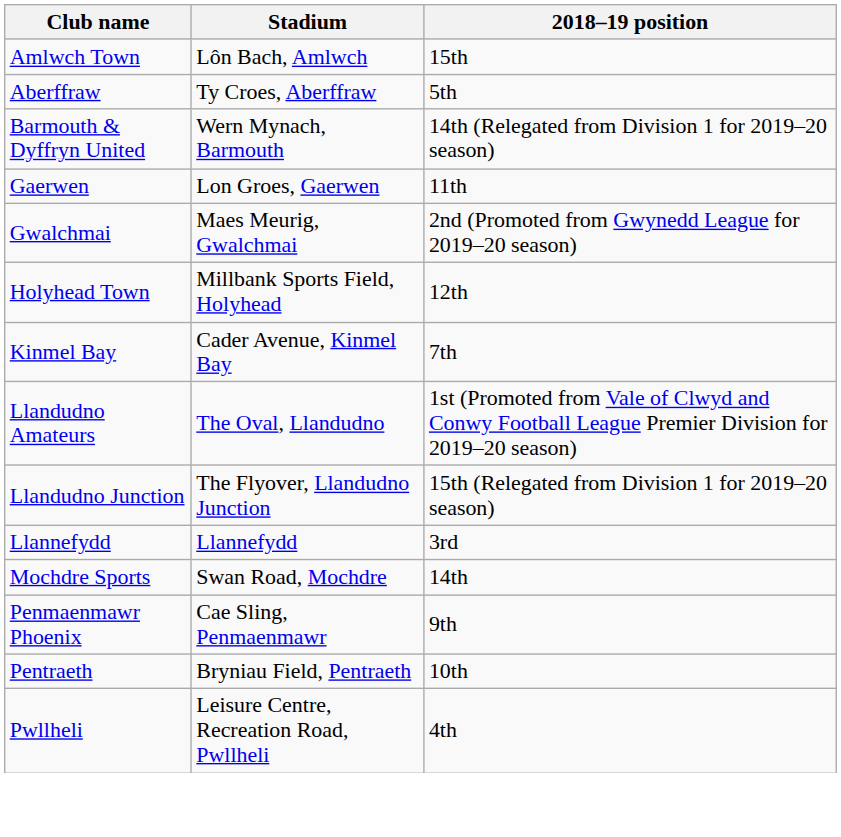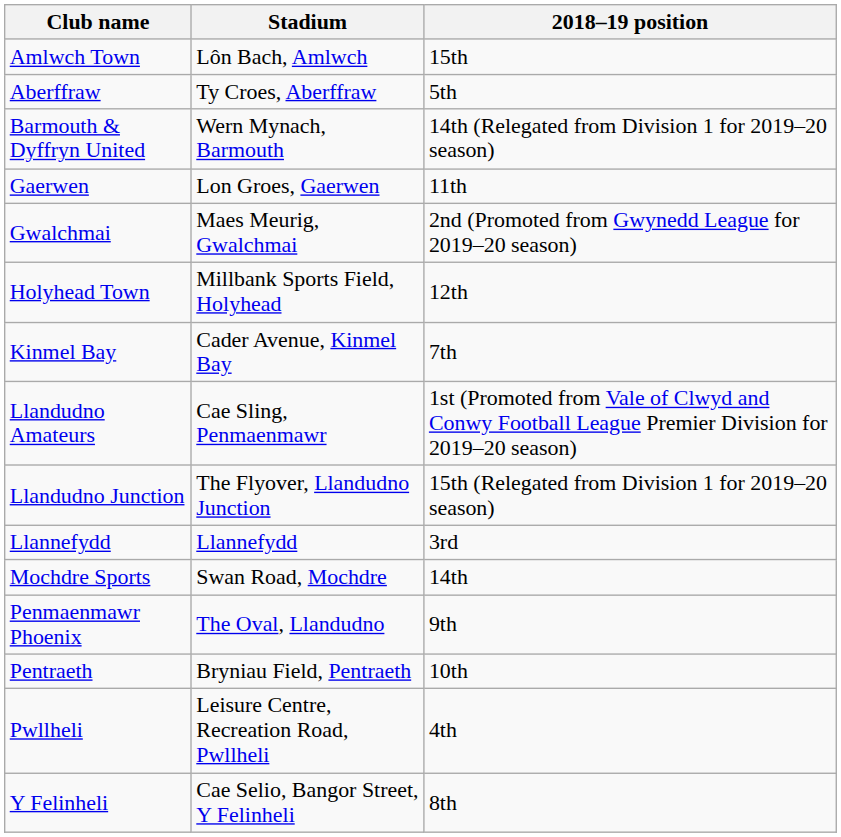(290, 423) The Oval, Llandudno -> (261, 423) Cae Sling, Penmaenmawr
(261, 623) Cae Sling, Penmaenmawr -> (290, 623) The Oval, Llandudno
+ row: (59, 802)
